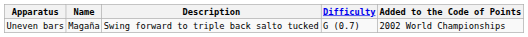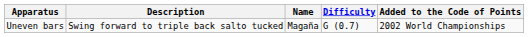columns swapped: (84, 11) <-> (211, 11)
